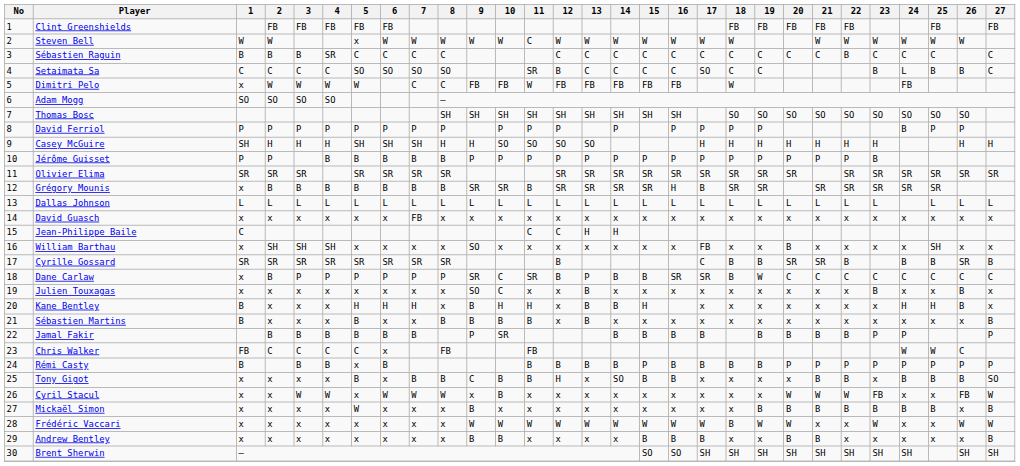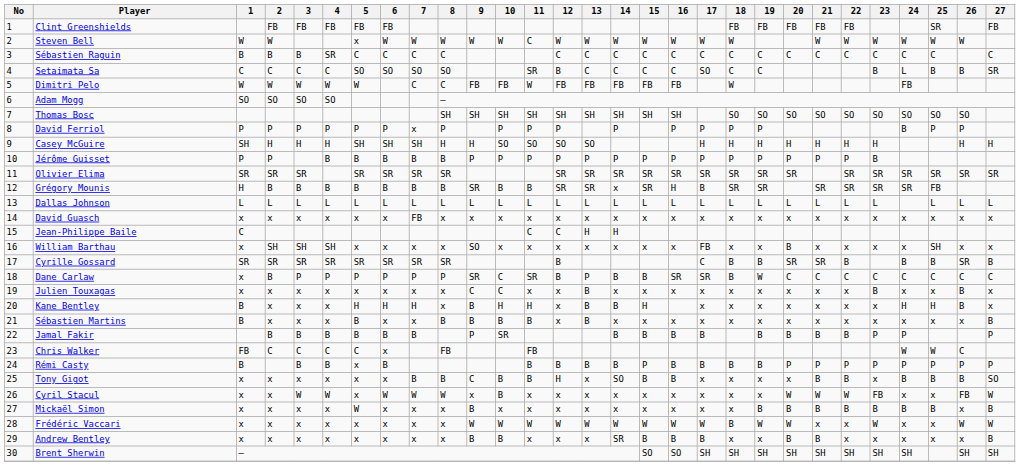(936, 27) FB -> (936, 27) SR
(846, 56) B -> (846, 56) C
(991, 71) C -> (993, 71) SR
(241, 85) x -> (241, 85) W
(414, 130) P -> (414, 130) x
(241, 189) x -> (241, 189) H
(503, 189) SR -> (500, 189) B
(618, 189) SR -> (616, 189) x
(936, 189) SR -> (936, 189) FB
(474, 292) SO -> (472, 292) C
(356, 380) B -> (356, 380) x
(616, 439) x -> (618, 439) SR
